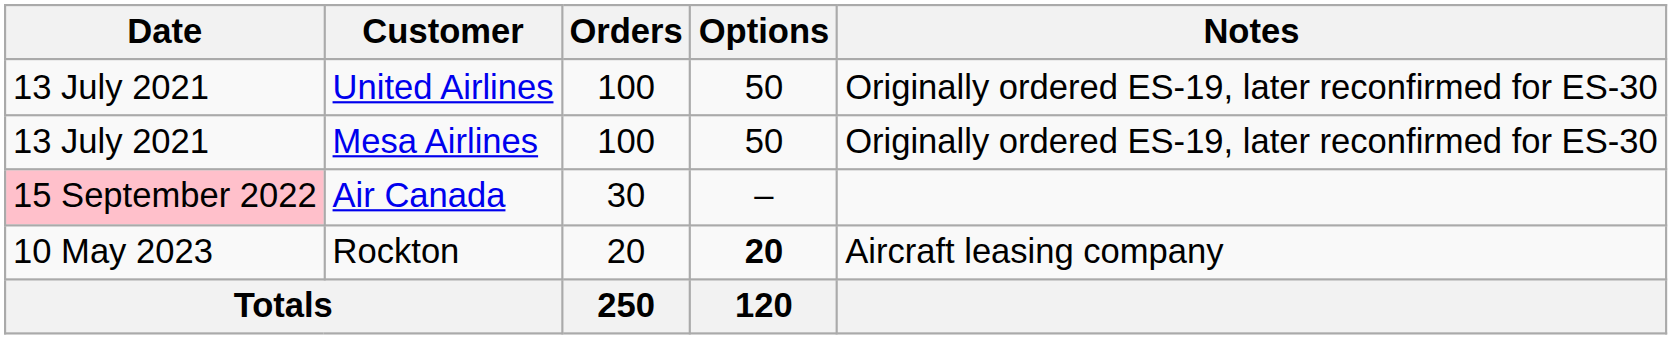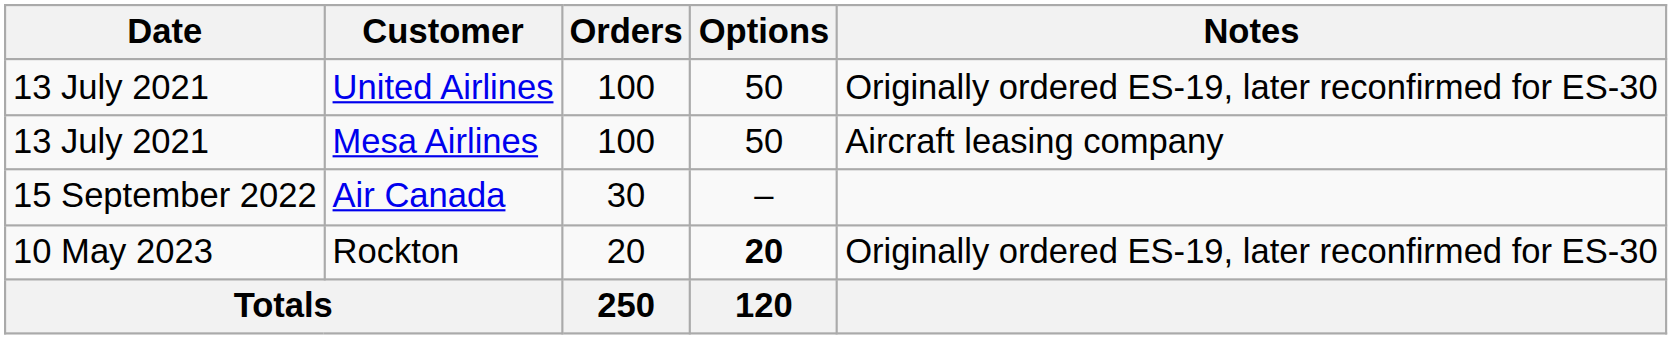(1251, 141) Originally ordered ES-19, later reconfirmed for ES-30 -> (1034, 141) Aircraft leasing company
(165, 196) pink background -> (165, 196) no background
(1034, 251) Aircraft leasing company -> (1251, 251) Originally ordered ES-19, later reconfirmed for ES-30
